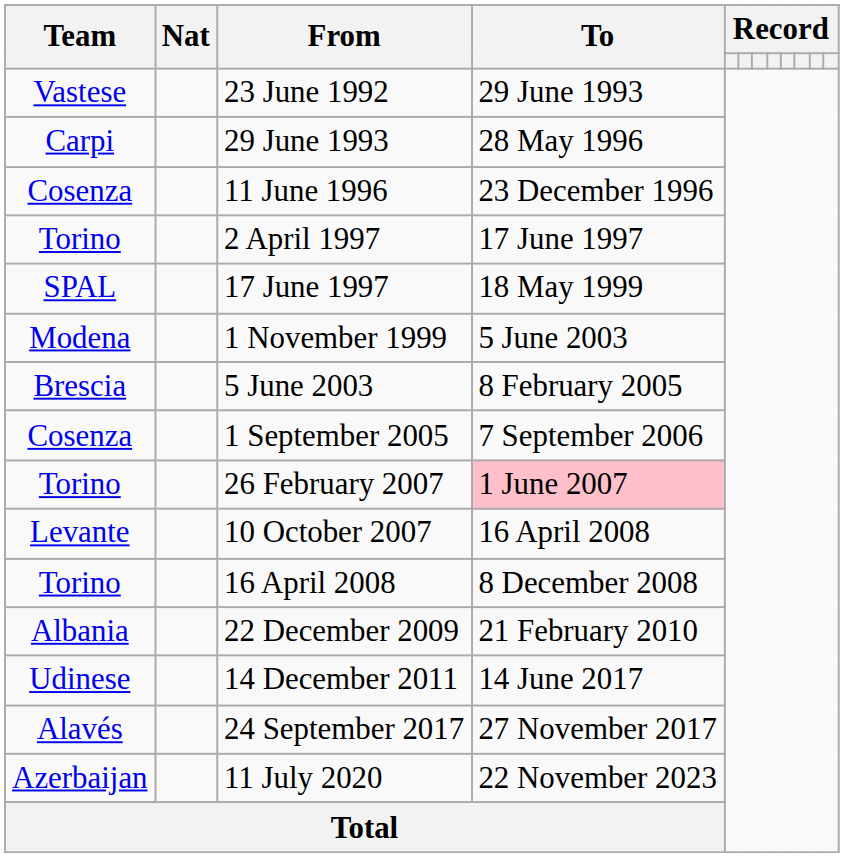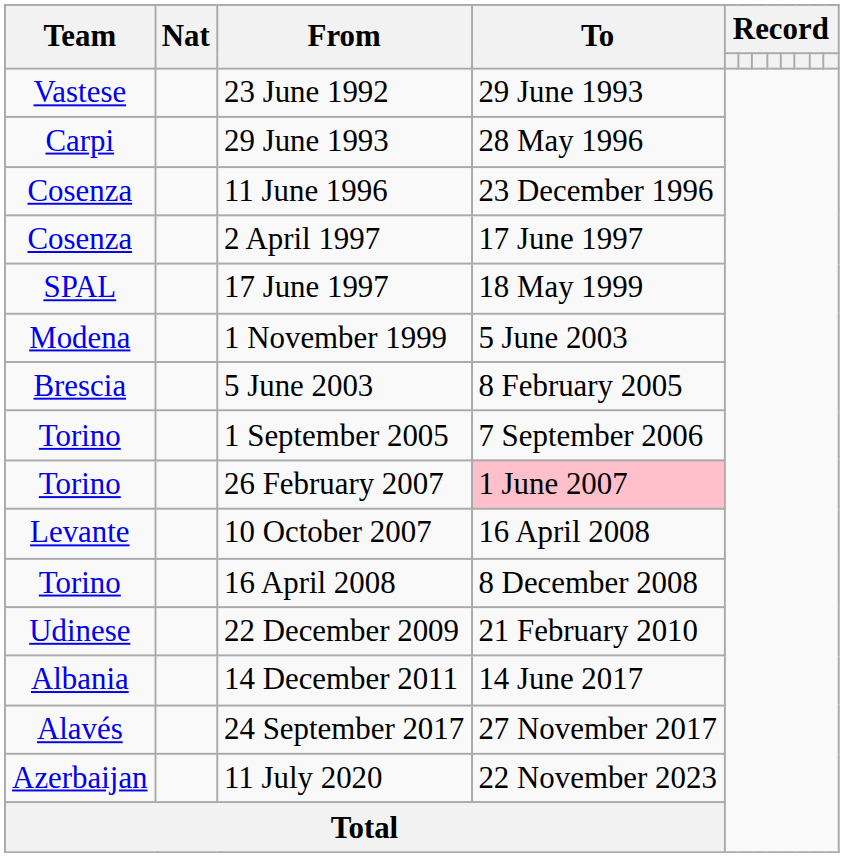(80, 239) Torino -> (80, 239) Cosenza
(80, 435) Cosenza -> (80, 435) Torino
(80, 630) Albania -> (80, 630) Udinese
(80, 679) Udinese -> (80, 679) Albania
